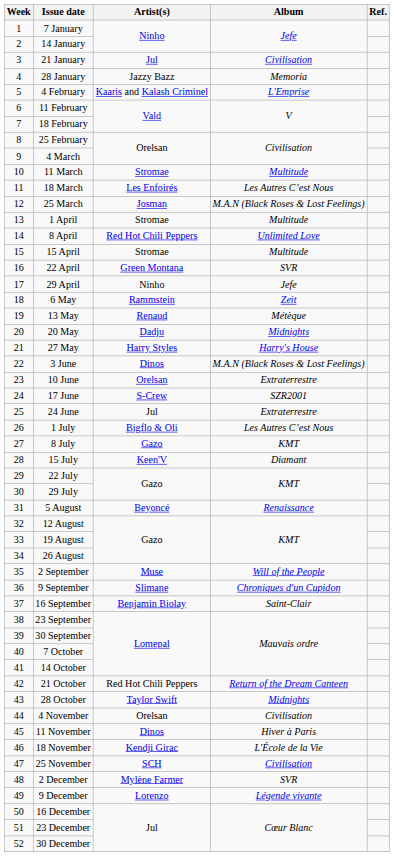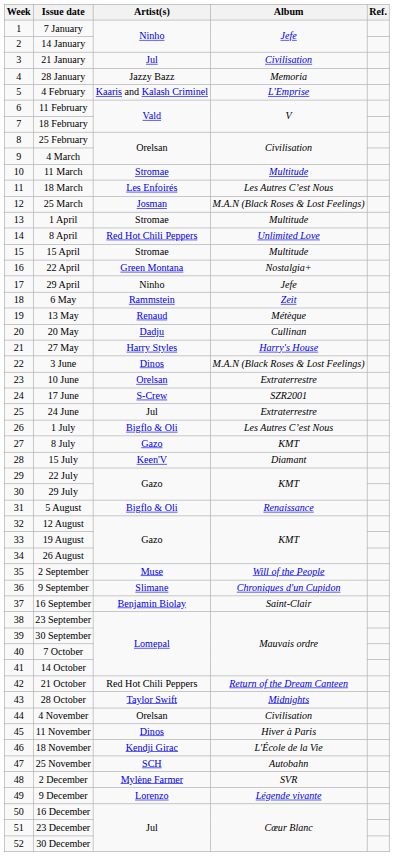(289, 268) SVR -> (289, 268) Nostalgia+
(289, 332) Midnights -> (289, 332) Cullinan
(152, 508) Beyoncé -> (152, 508) Bigflo & Oli
(289, 763) Civilisation -> (289, 763) Autobahn
